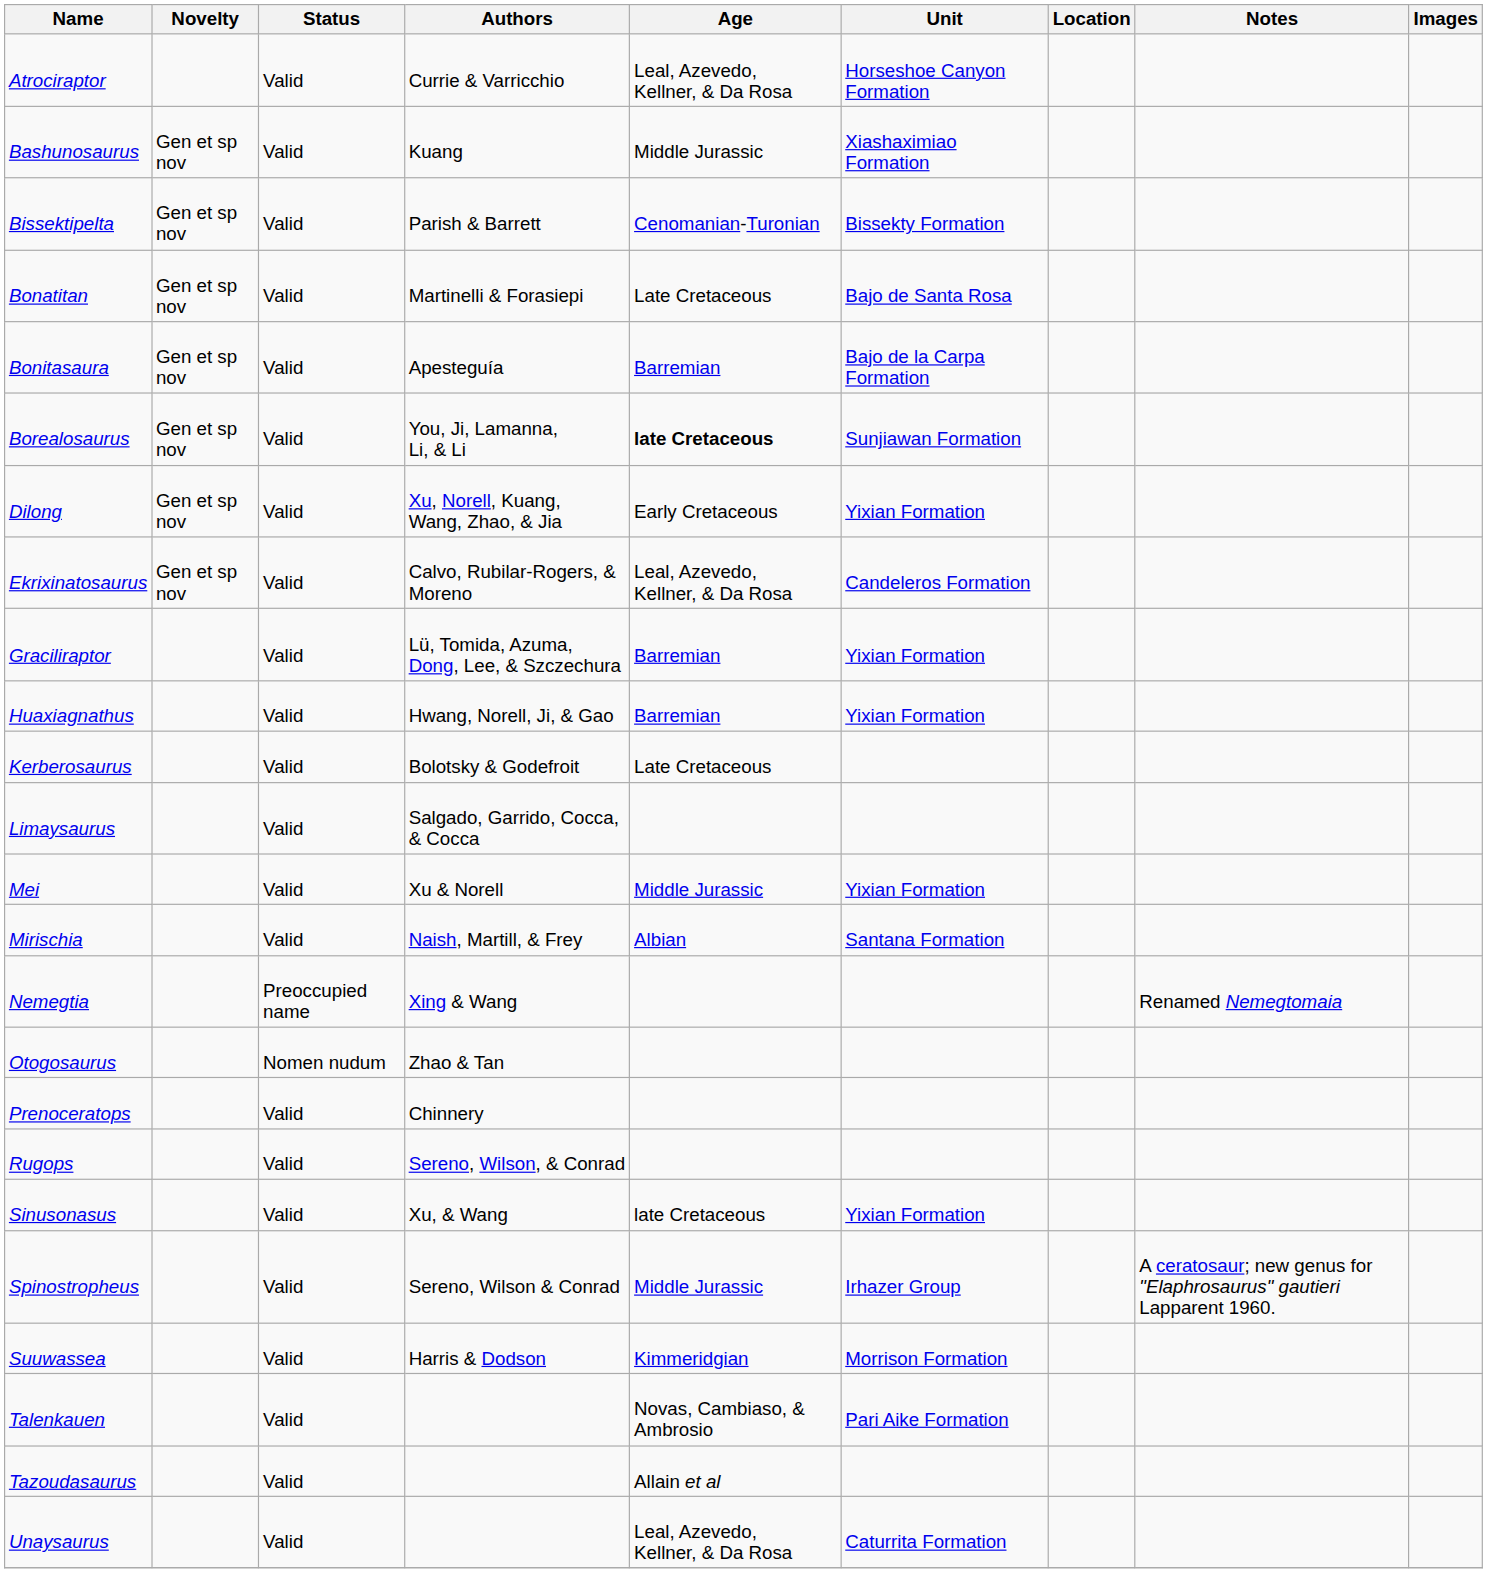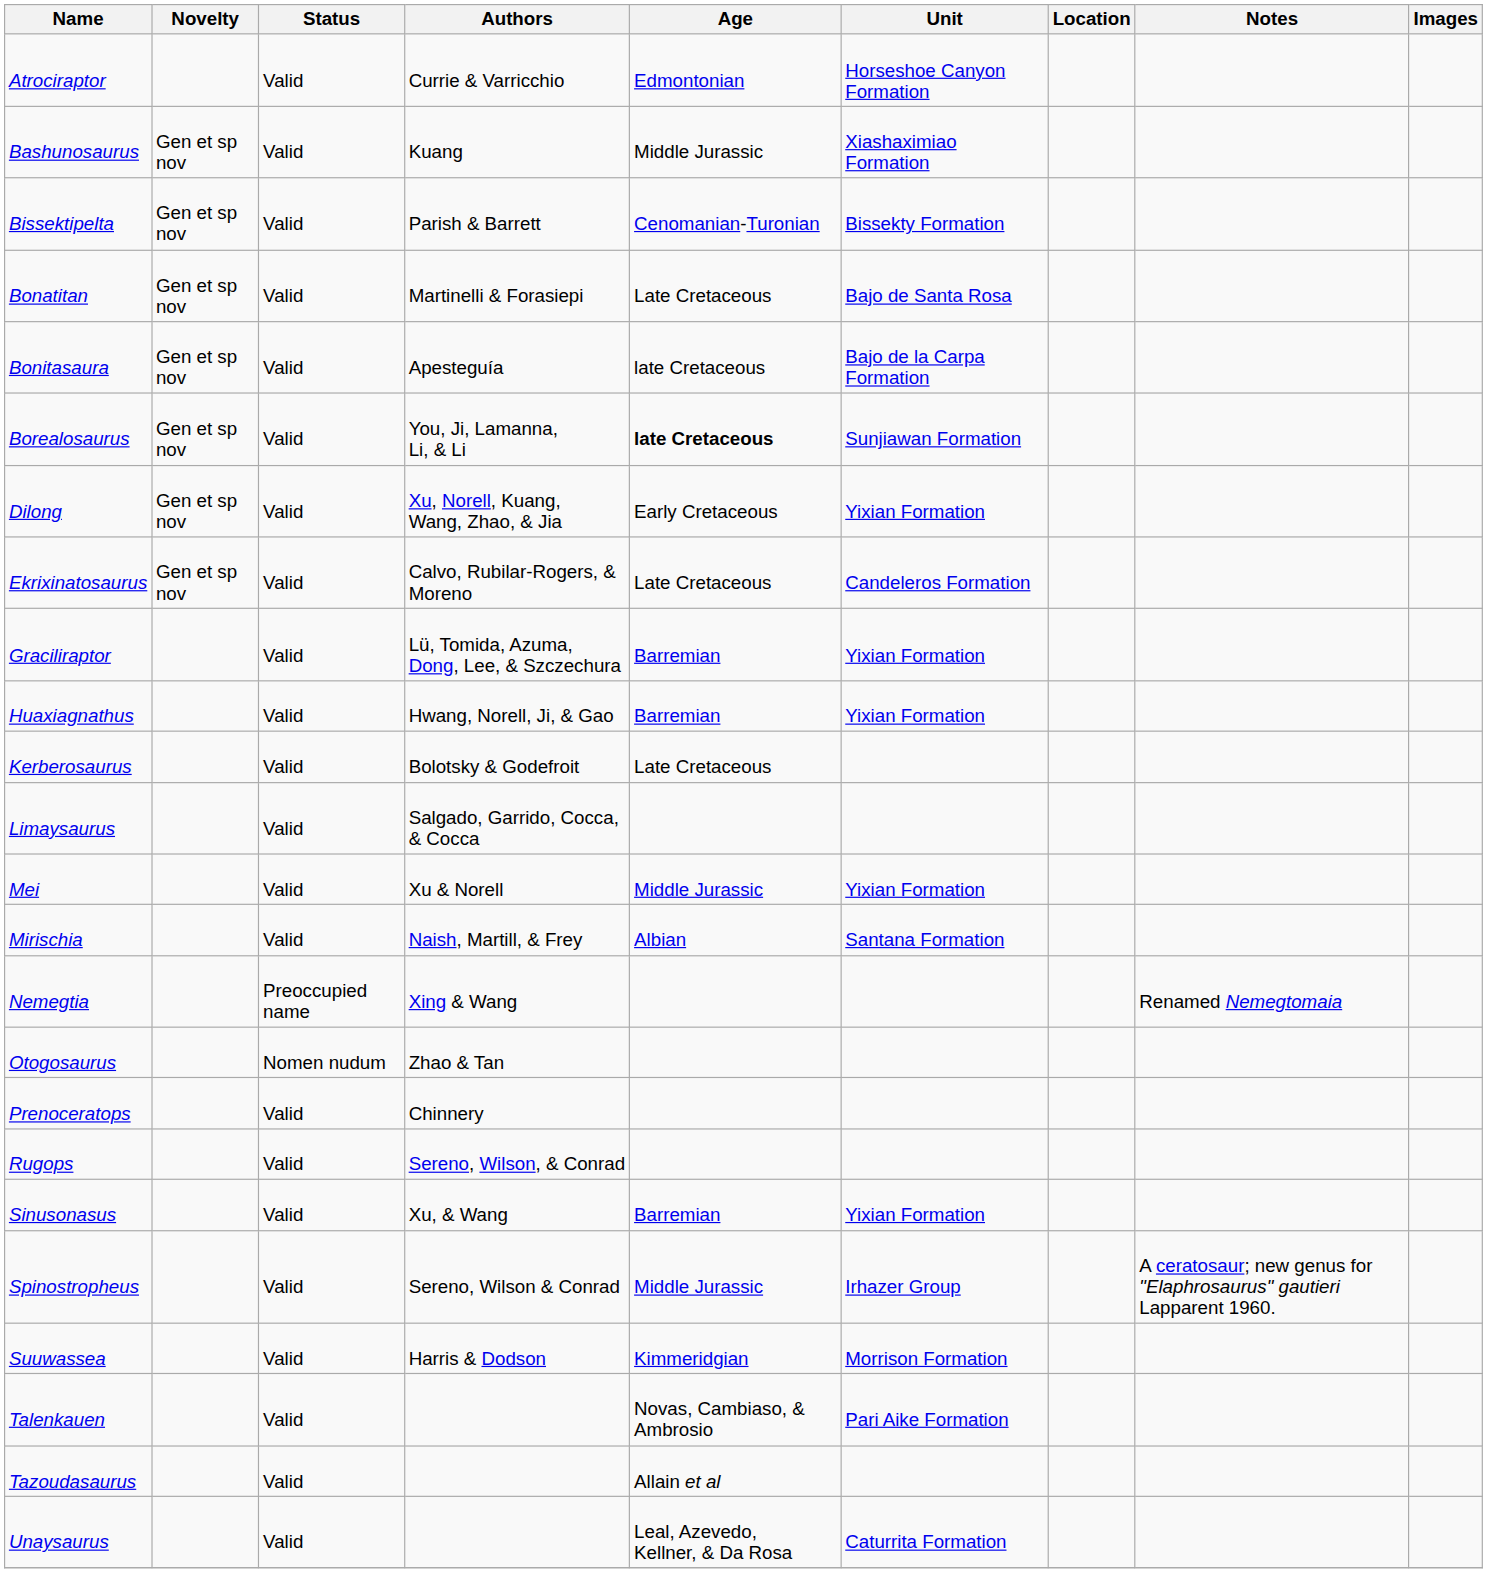(713, 80) Leal, Azevedo, Kellner, & Da Rosa -> (689, 80) Edmontonian
(677, 367) Barremian -> (700, 367) late Cretaceous
(713, 583) Leal, Azevedo, Kellner, & Da Rosa -> (703, 583) Late Cretaceous
(700, 1215) late Cretaceous -> (677, 1215) Barremian
